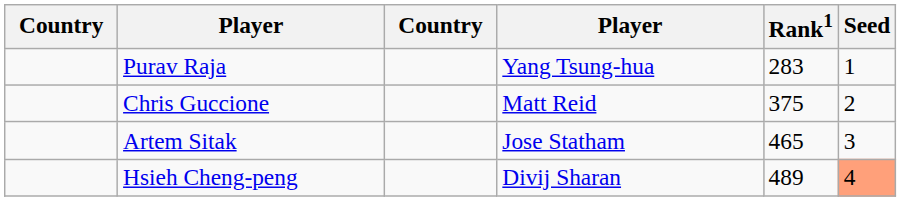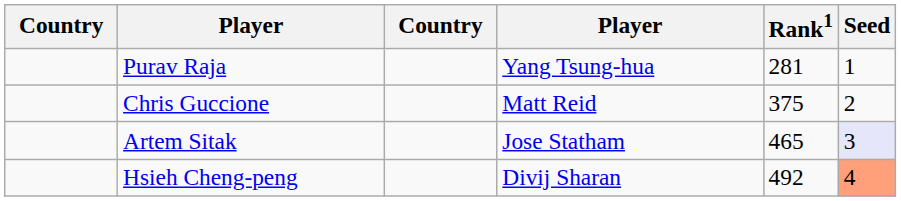(786, 66) 283 -> (786, 66) 281
(849, 140) no background -> (849, 140) lavender background
(786, 177) 489 -> (786, 177) 492
